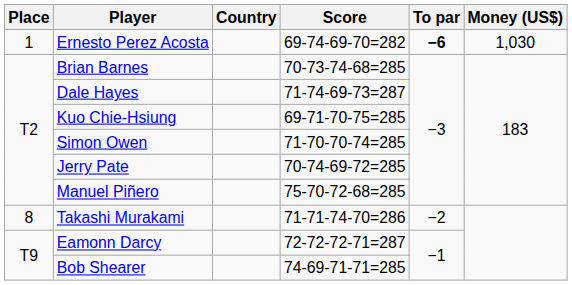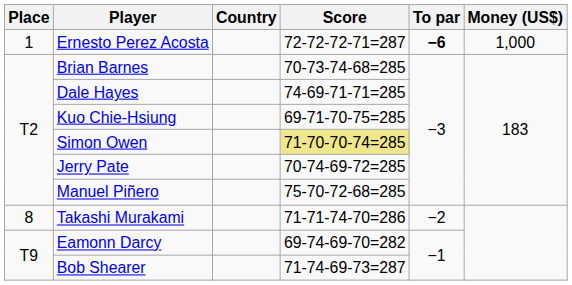(345, 42) 69-74-69-70=282 -> (345, 42) 72-72-72-71=287
(515, 42) 1,030 -> (515, 42) 1,000
(345, 92) 71-74-69-73=287 -> (345, 92) 74-69-71-71=285
(345, 142) no background -> (345, 142) khaki background
(345, 242) 72-72-72-71=287 -> (345, 242) 69-74-69-70=282
(345, 267) 74-69-71-71=285 -> (345, 267) 71-74-69-73=287
